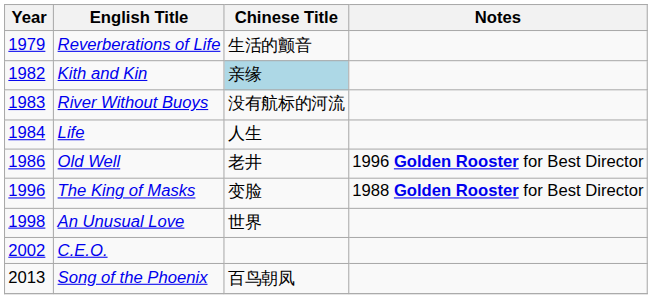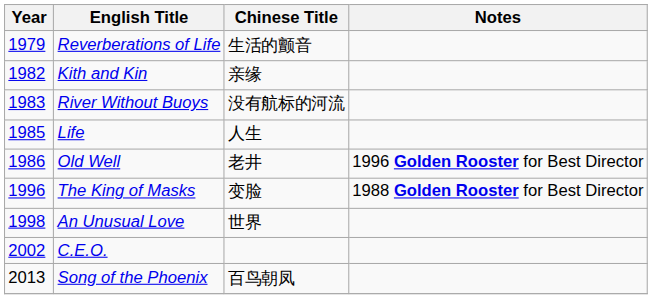(245, 74) lightblue background -> (245, 74) no background
(27, 132) 1984 -> (27, 132) 1985
